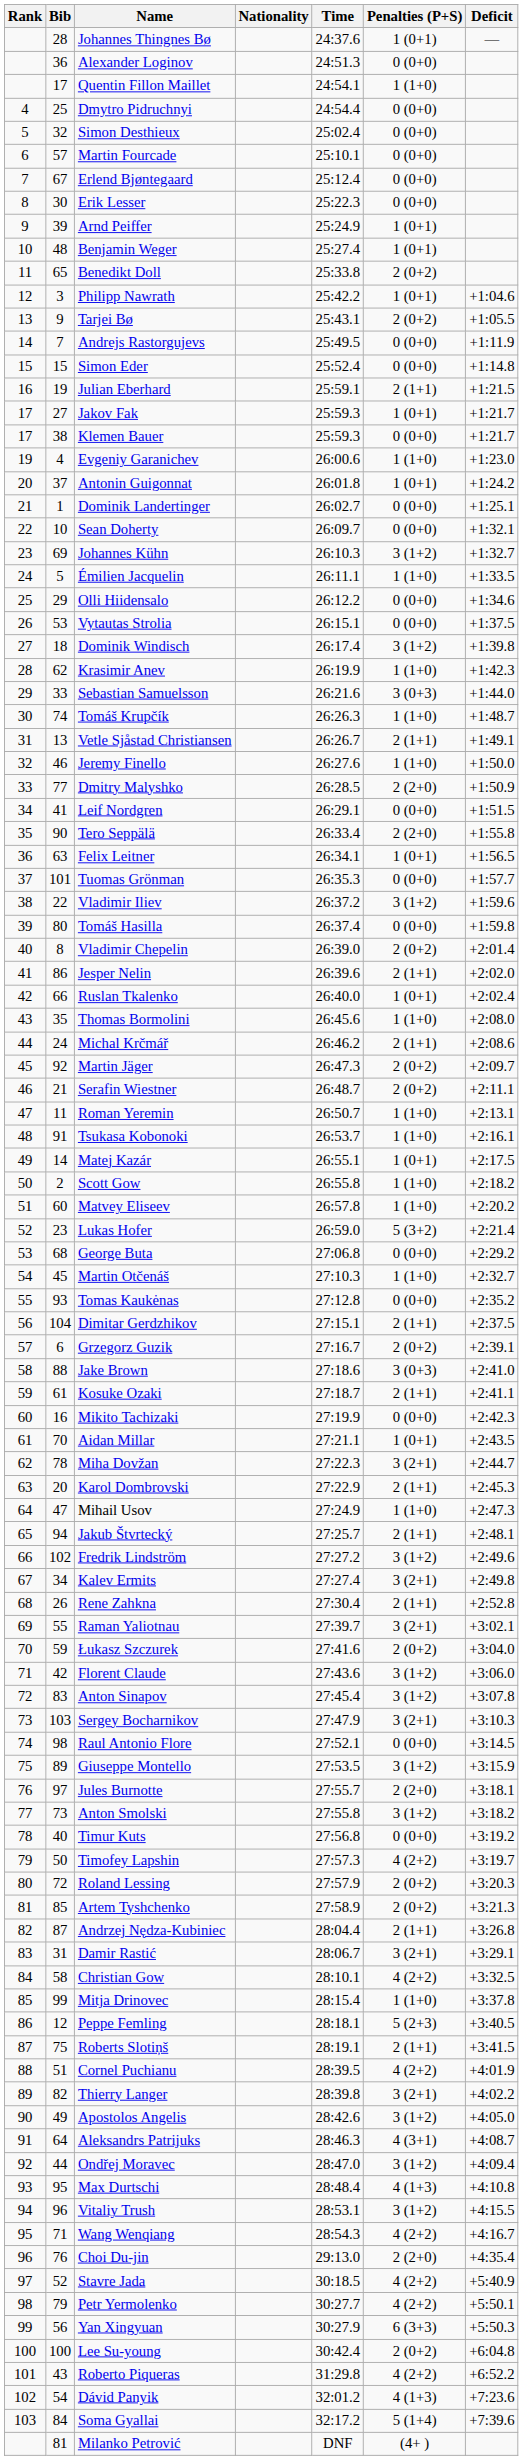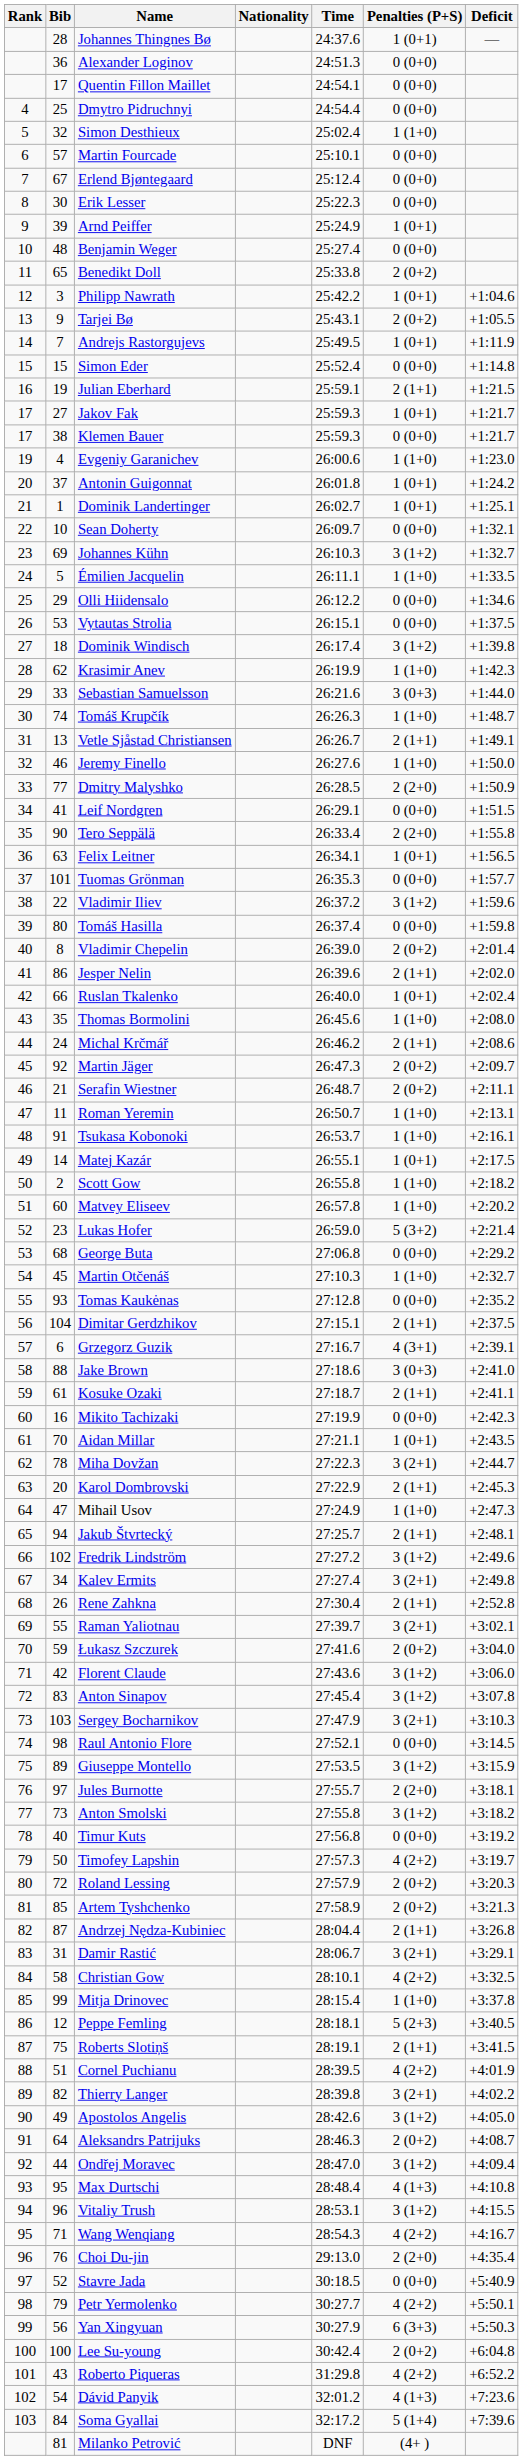(415, 86) 1 (1+0) -> (415, 86) 0 (0+0)
(415, 132) 0 (0+0) -> (415, 132) 1 (1+0)
(415, 249) 1 (0+1) -> (415, 249) 0 (0+0)
(415, 343) 0 (0+0) -> (415, 343) 1 (0+1)
(415, 506) 0 (0+0) -> (415, 506) 1 (0+1)
(415, 1346) 2 (0+2) -> (415, 1346) 4 (3+1)
(415, 2140) 4 (3+1) -> (415, 2140) 2 (0+2)
(415, 2280) 4 (2+2) -> (415, 2280) 0 (0+0)
